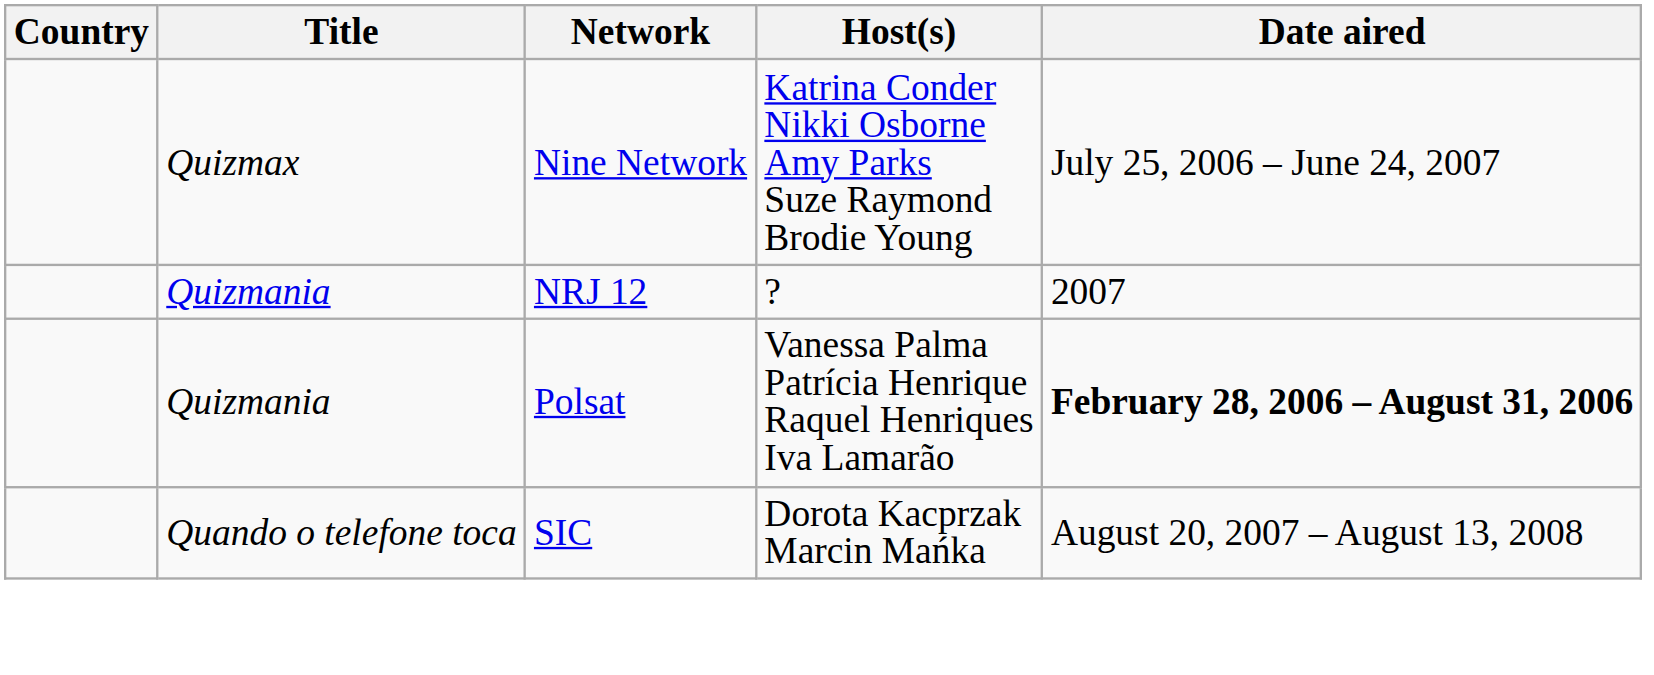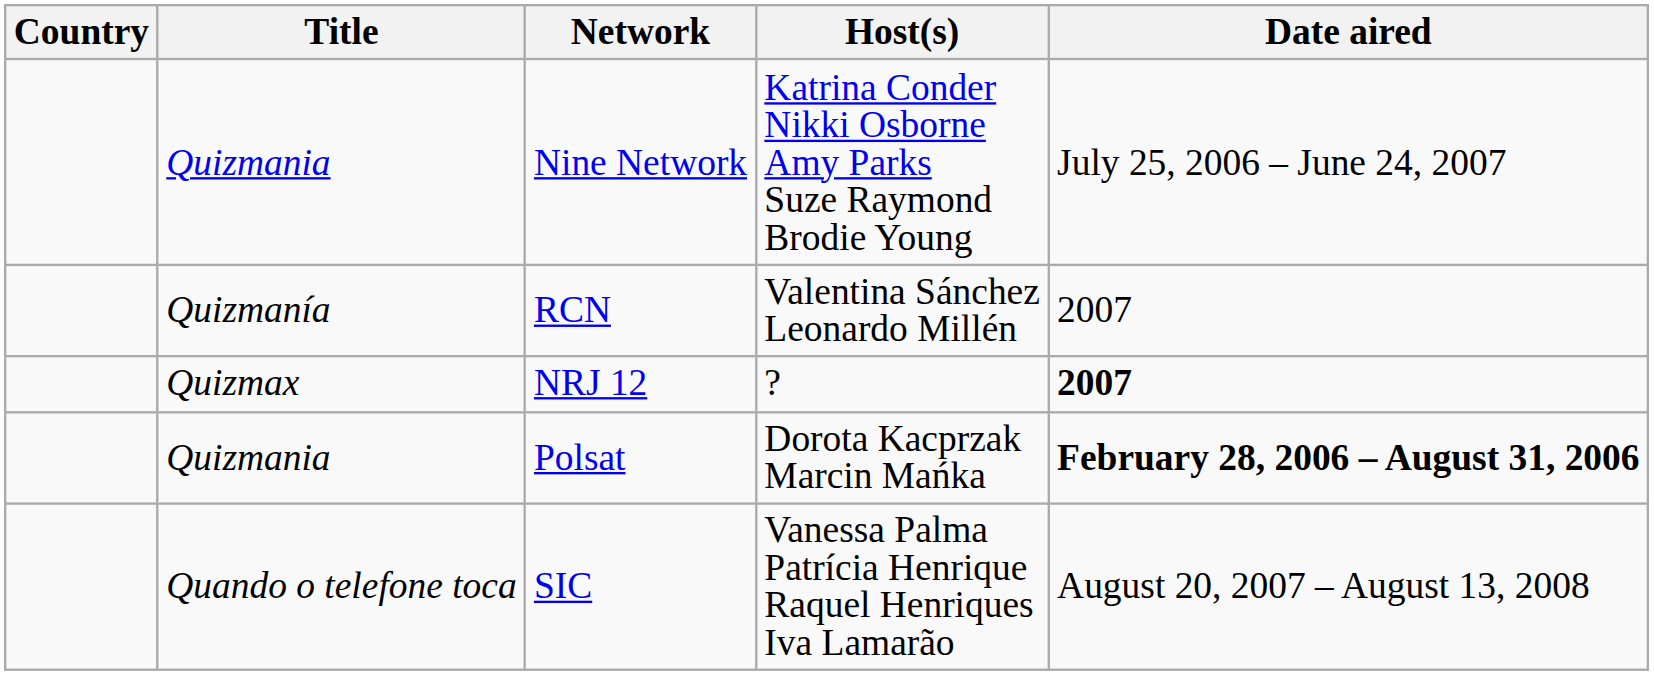(233, 161) Quizmax -> (248, 161) Quizmania
+ row: (572, 309)
(248, 291) Quizmania -> (233, 383) Quizmax
(1088, 291) normal -> (1095, 383) bold
(899, 401) Vanessa Palma Patrícia Henrique Raquel Henriques Iva Lamarão -> (893, 456) Dorota Kacprzak Marcin Mańka
(893, 531) Dorota Kacprzak Marcin Mańka -> (899, 586) Vanessa Palma Patrícia Henrique Raquel Henriques Iva Lamarão
